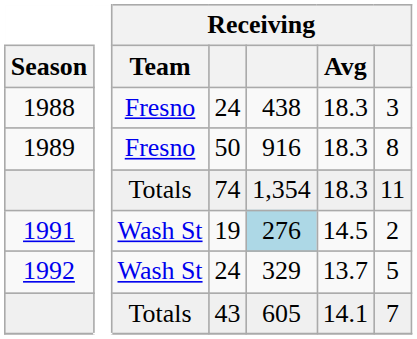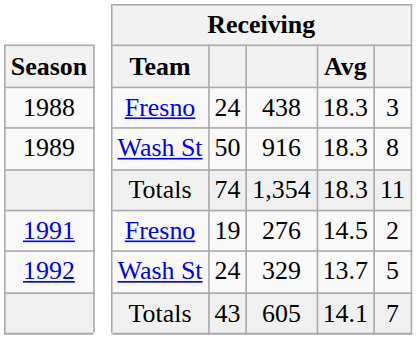(160, 148) Fresno -> (160, 148) Wash St
(160, 230) Wash St -> (160, 230) Fresno
(282, 230) lightblue background -> (282, 230) no background
